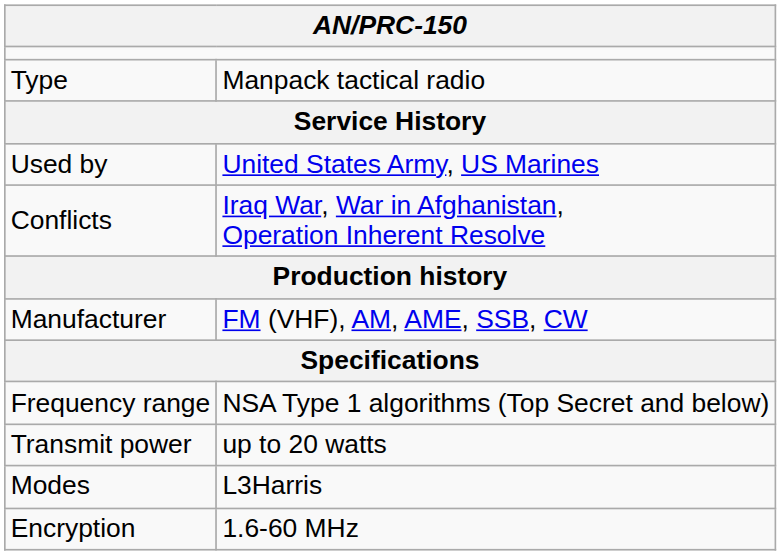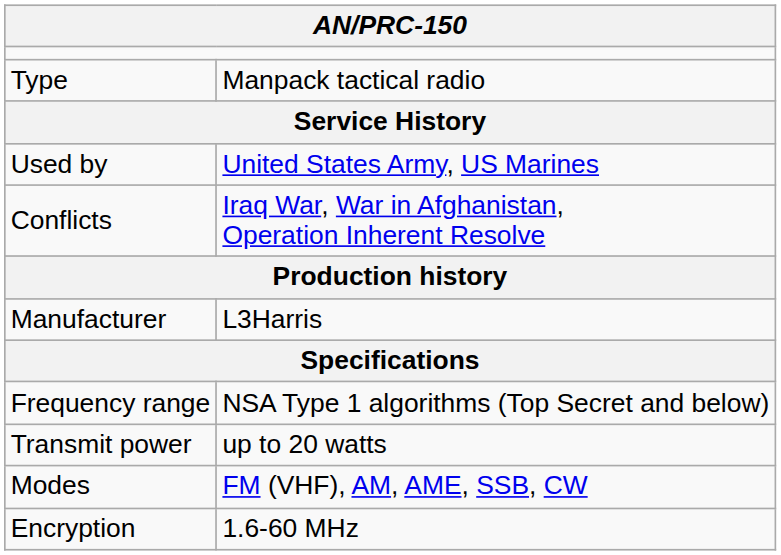(405, 318) FM (VHF), AM, AME, SSB, CW -> (272, 318) L3Harris
(272, 486) L3Harris -> (405, 486) FM (VHF), AM, AME, SSB, CW
